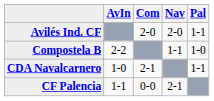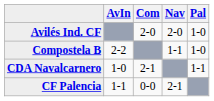(198, 31) 1-1 -> (198, 31) 1-0
